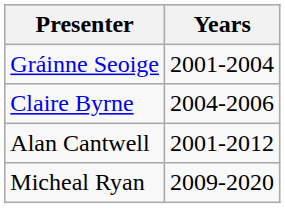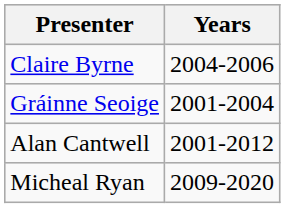rows swapped: (85, 64) <-> (72, 103)
